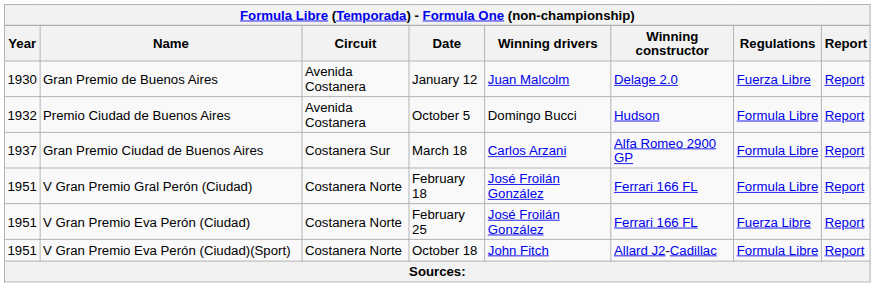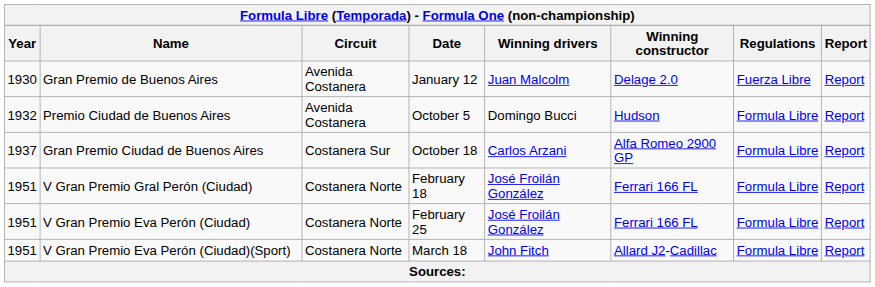(440, 151) March 18 -> (445, 151) October 18
(774, 222) Fuerza Libre -> (777, 222) Formula Libre
(445, 250) October 18 -> (440, 250) March 18
